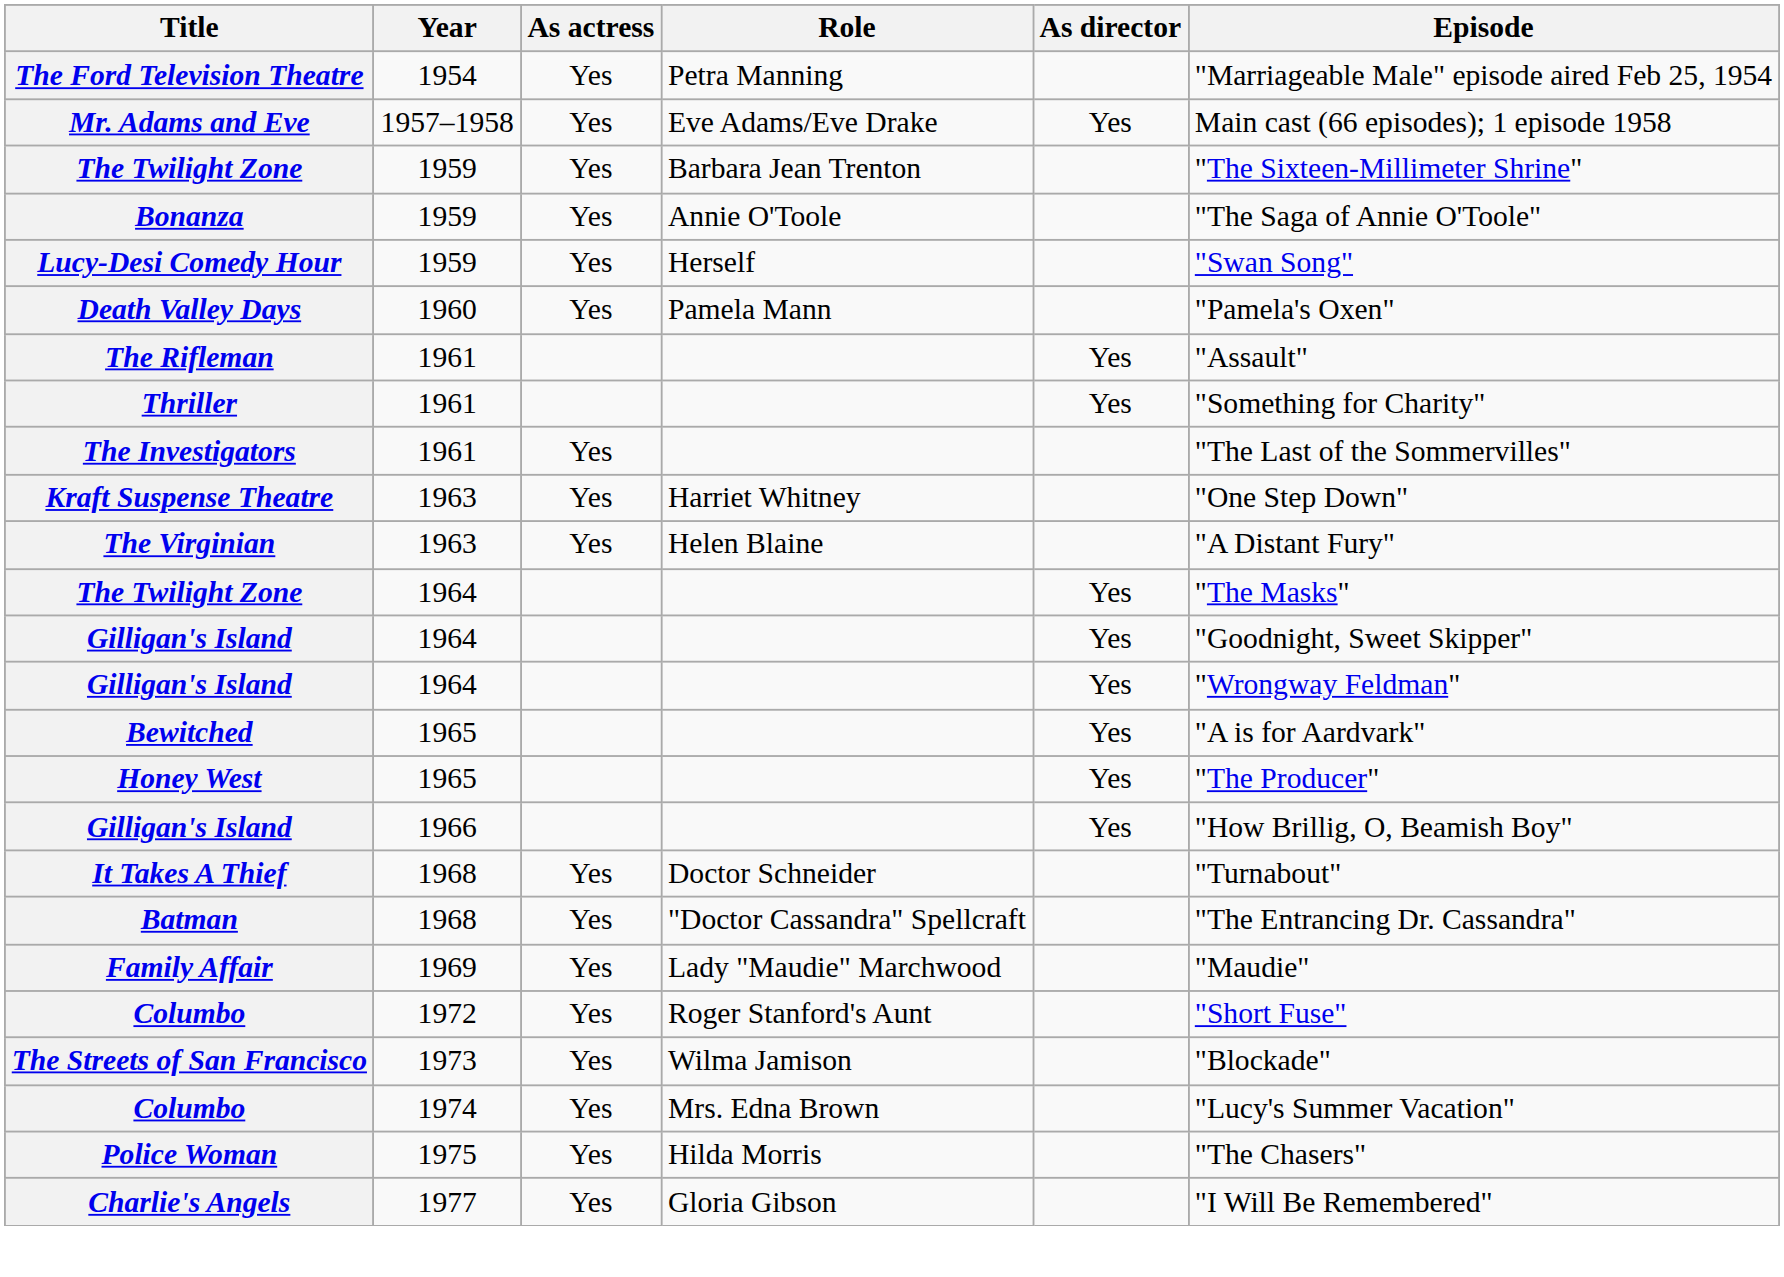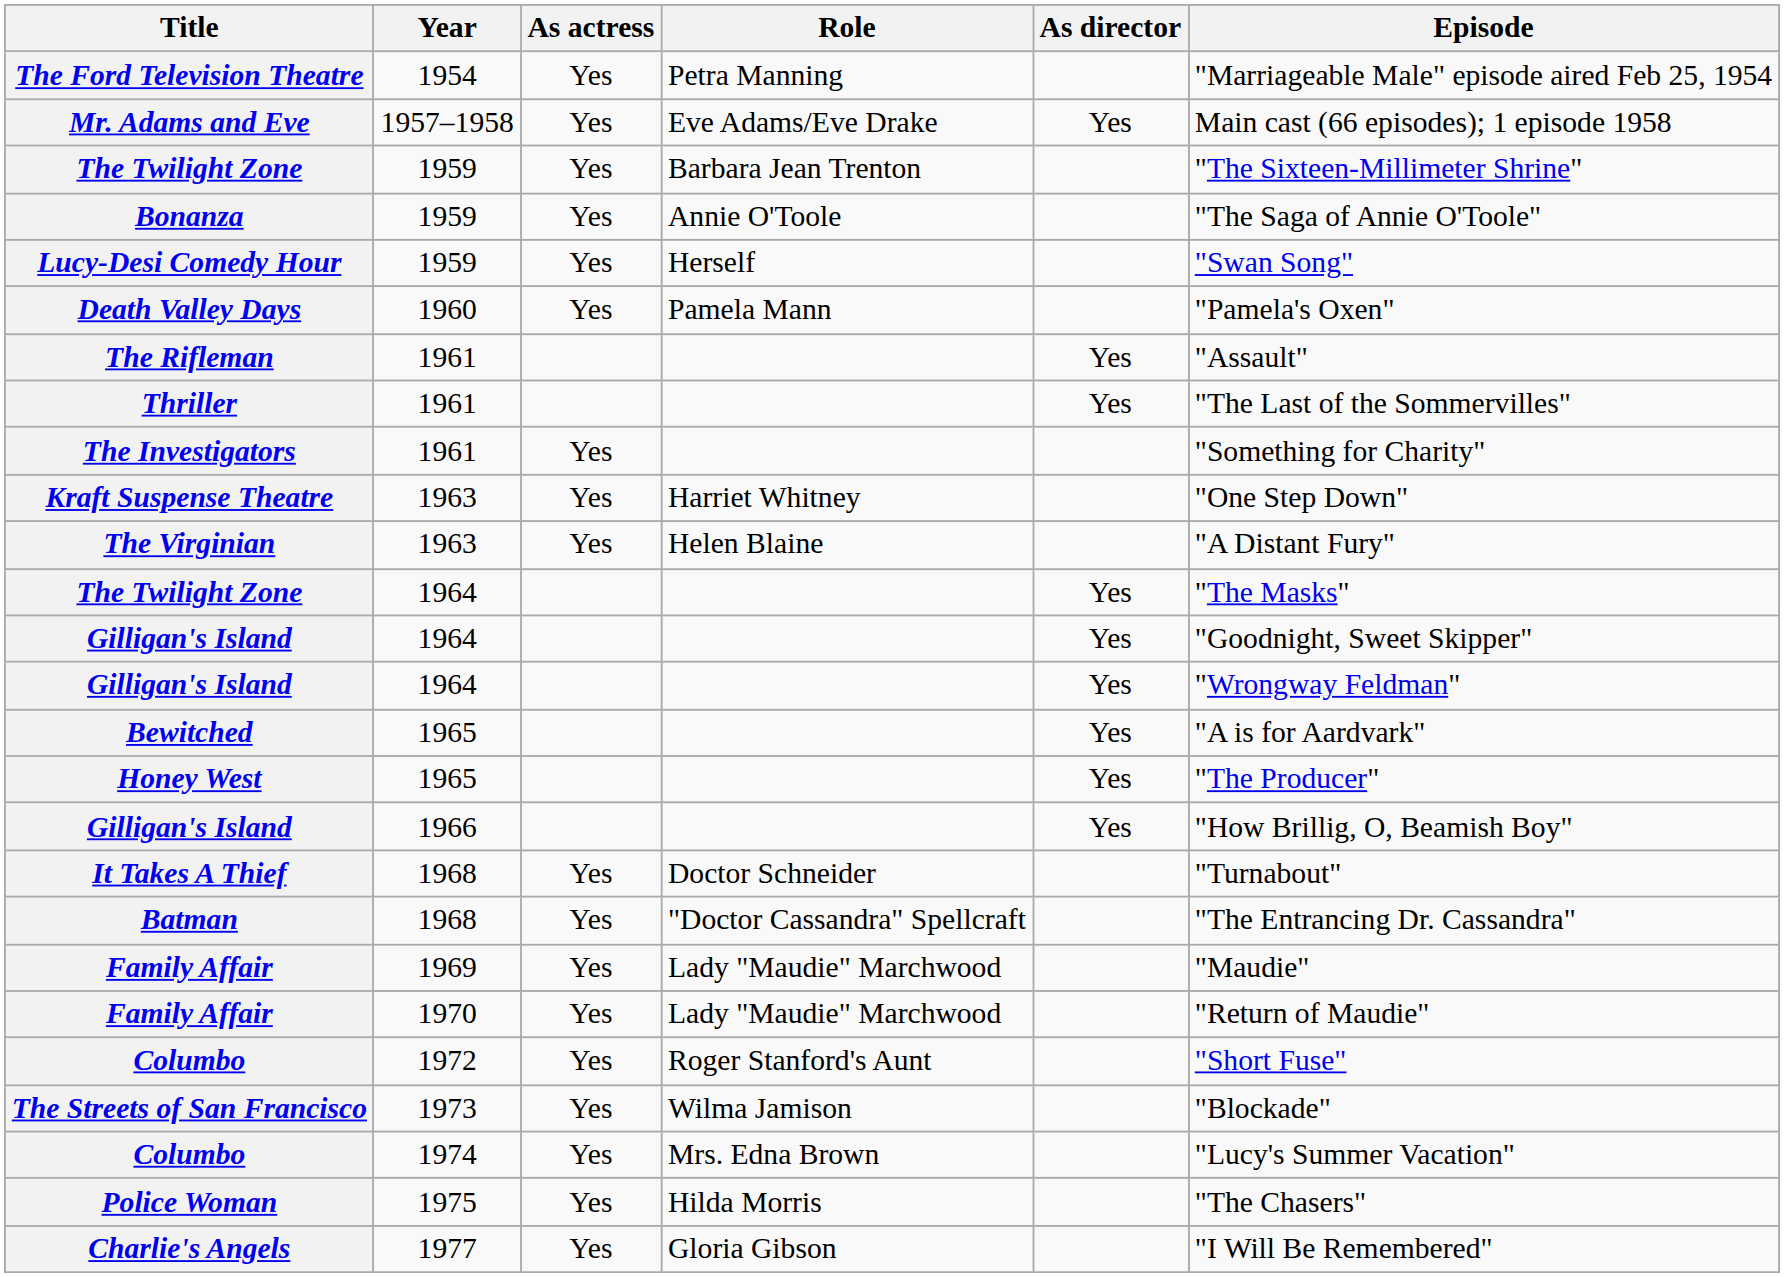(1340, 403) "Something for Charity" -> (1383, 403) "The Last of the Sommervilles"
(1383, 450) "The Last of the Sommervilles" -> (1340, 450) "Something for Charity"
+ row: (189, 1013)
